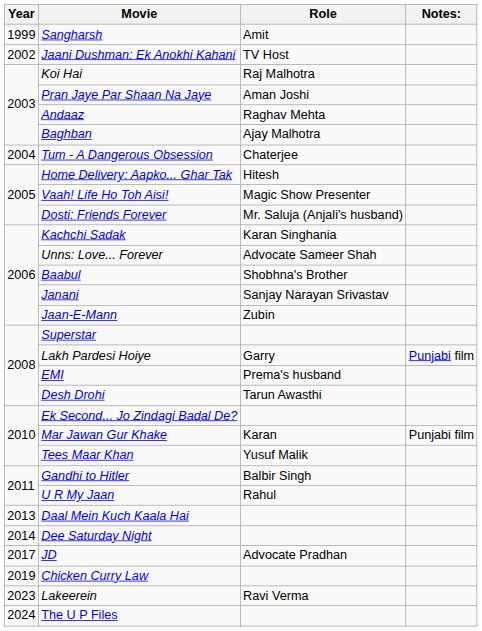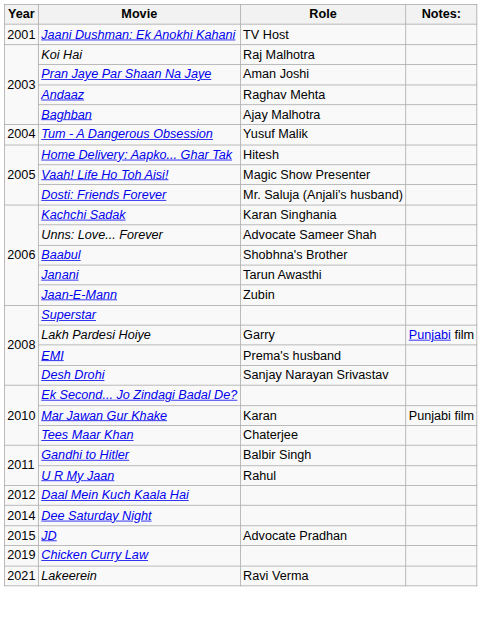- row: (72, 34)
(21, 54) 2002 -> (21, 34) 2001
(271, 154) Chaterjee -> (275, 134) Yusuf Malik
(316, 295) Sanjay Narayan Srivastav -> (282, 275) Tarun Awasthi
(282, 395) Tarun Awasthi -> (316, 375) Sanjay Narayan Srivastav
(275, 455) Yusuf Malik -> (271, 435) Chaterjee
(21, 515) 2013 -> (21, 495) 2012
(21, 555) 2017 -> (21, 535) 2015
(21, 595) 2023 -> (21, 575) 2021
- row: (79, 615)
